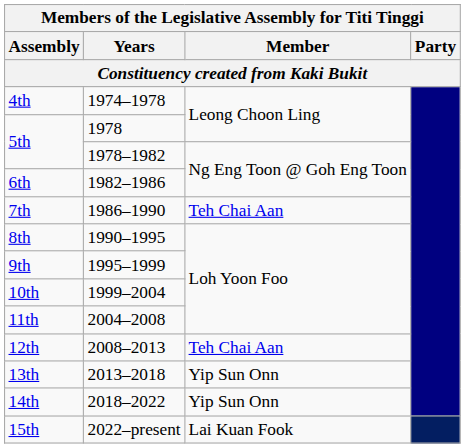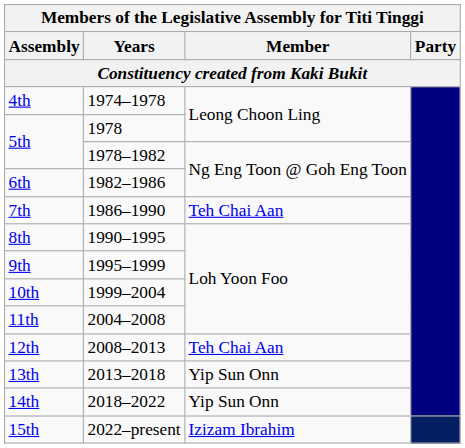(241, 429) Lai Kuan Fook -> (242, 429) Izizam Ibrahim
